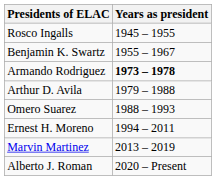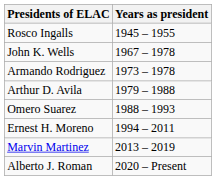- row: (56, 52)
+ row: (41, 52)
(145, 71) bold -> (145, 71) normal
